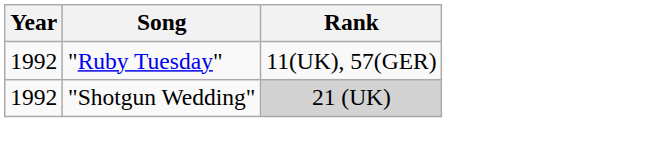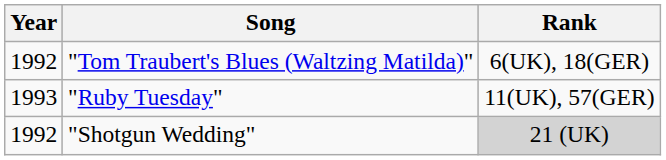+ row: (271, 60)
(34, 60) 1992 -> (34, 97) 1993
